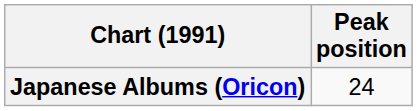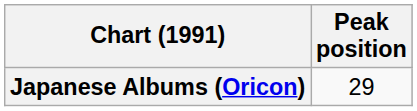(361, 86) 24 -> (361, 86) 29
